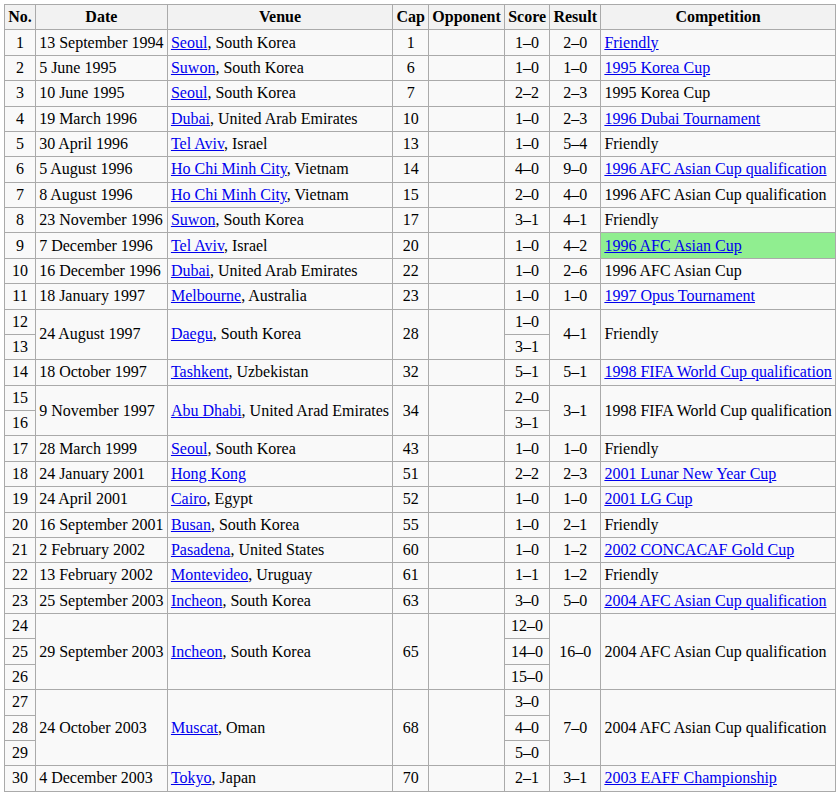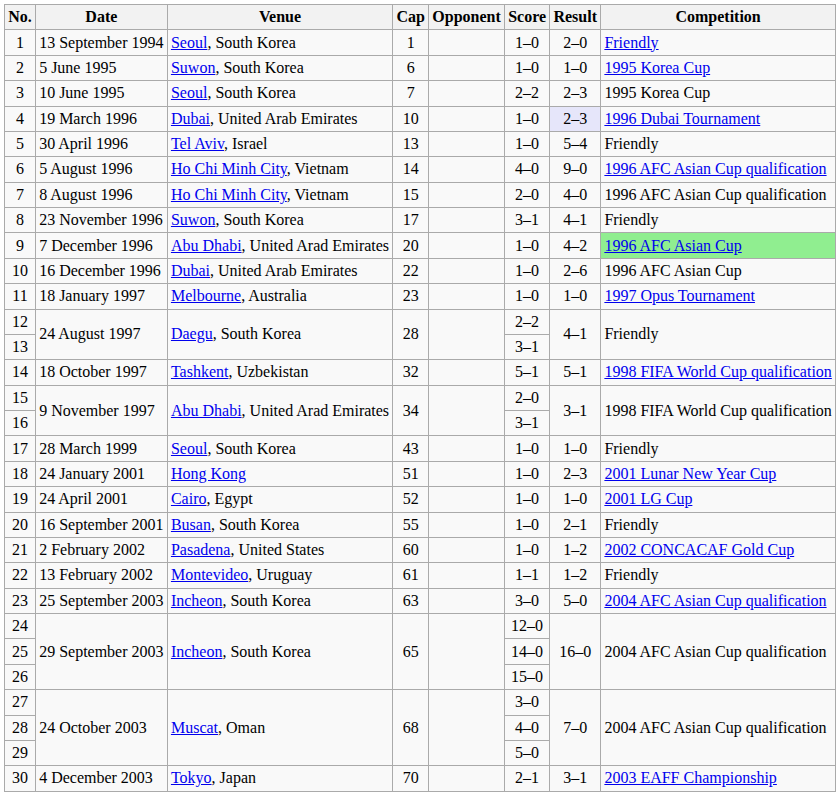(575, 118) no background -> (575, 118) lavender background
(219, 245) Tel Aviv, Israel -> (280, 245) Abu Dhabi, United Arad Emirates
(527, 321) 1–0 -> (527, 321) 2–2
(527, 473) 2–2 -> (527, 473) 1–0
